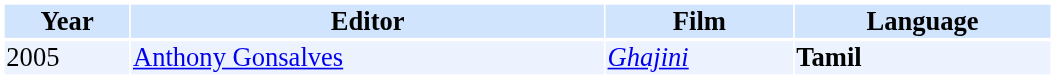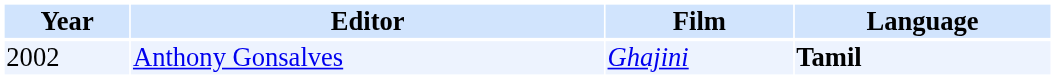(33, 57) 2005 -> (33, 57) 2002
